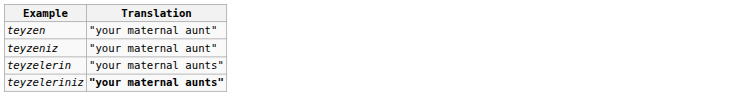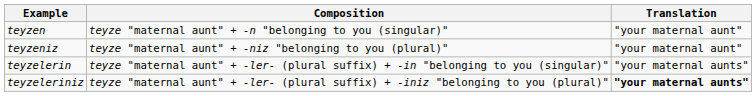+ column: (349, 13)
